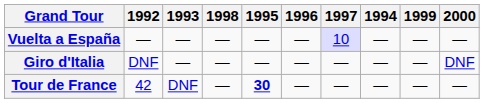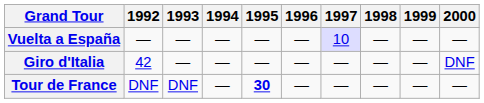columns swapped: (381, 16) <-> (222, 16)
(143, 62) DNF -> (143, 62) 42
(143, 86) 42 -> (143, 86) DNF
